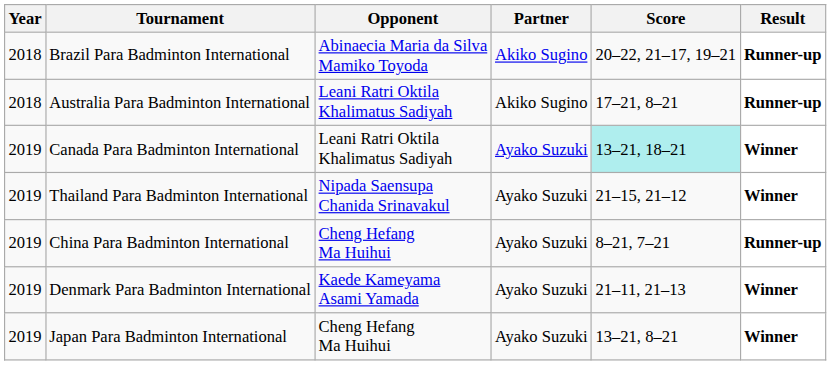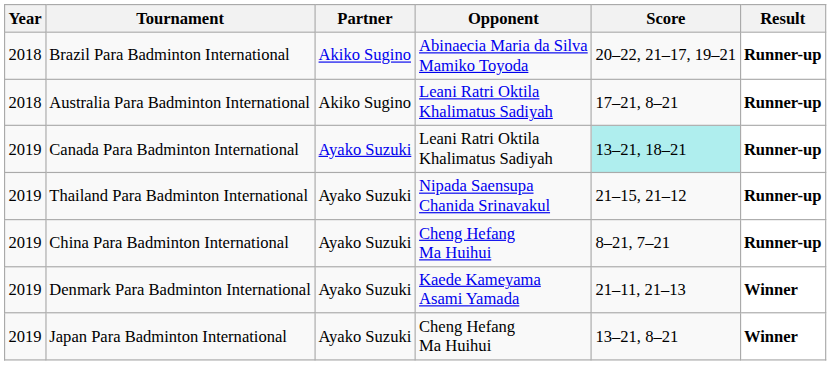columns swapped: (541, 18) <-> (403, 18)
(771, 149) Winner -> (783, 149) Runner-up
(771, 196) Winner -> (783, 196) Runner-up
